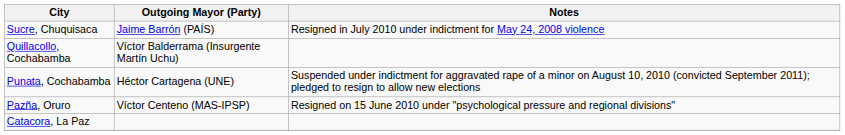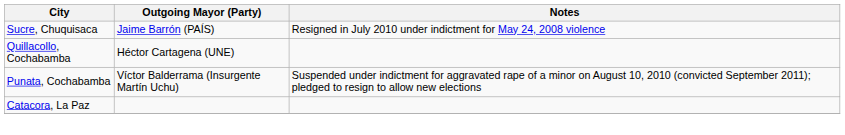(189, 53) Víctor Balderrama (Insurgente Martín Uchu) -> (176, 53) Héctor Cartagena (UNE)
(175, 82) Héctor Cartagena (UNE) -> (189, 82) Víctor Balderrama (Insurgente Martín Uchu)
- row: (39, 105)
